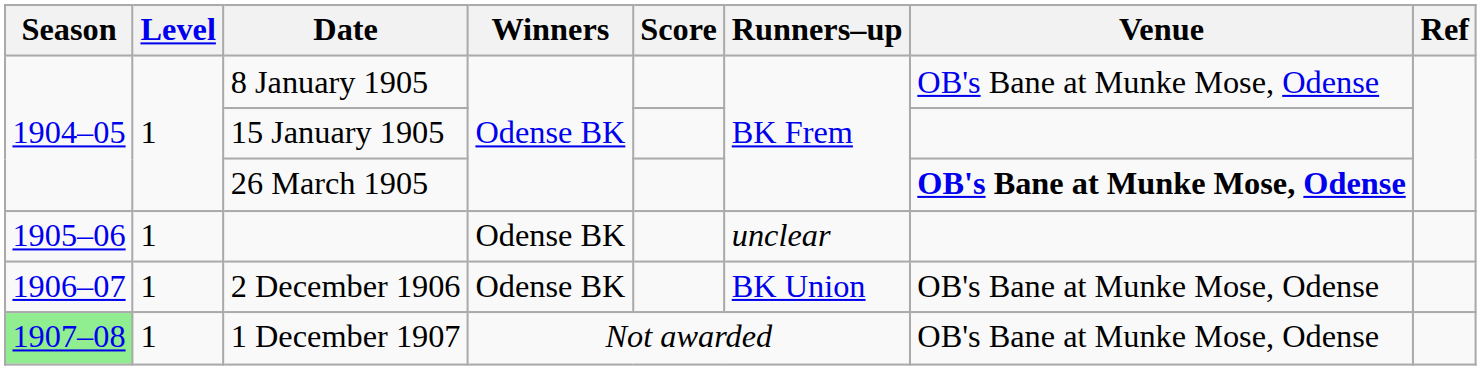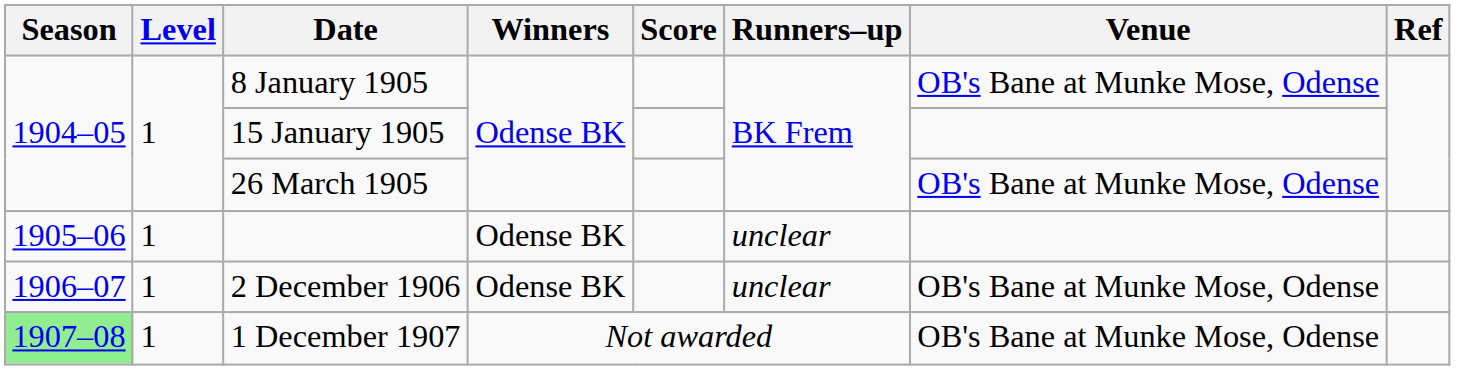(1162, 183) bold -> (1148, 183) normal
(799, 286) BK Union -> (781, 286) unclear
